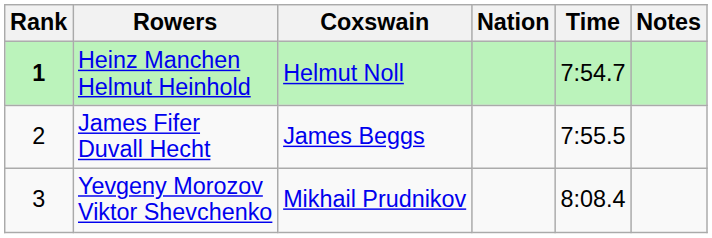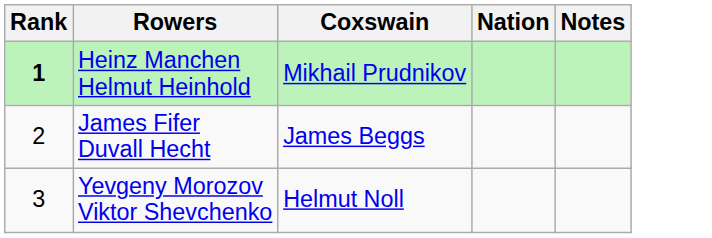- column: (593, 23)
(343, 73) Helmut Noll -> (375, 73) Mikhail Prudnikov
(375, 199) Mikhail Prudnikov -> (343, 199) Helmut Noll
